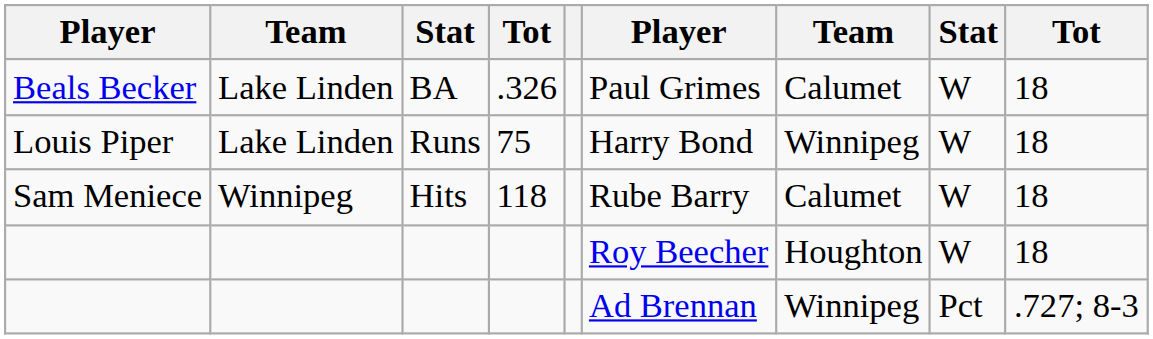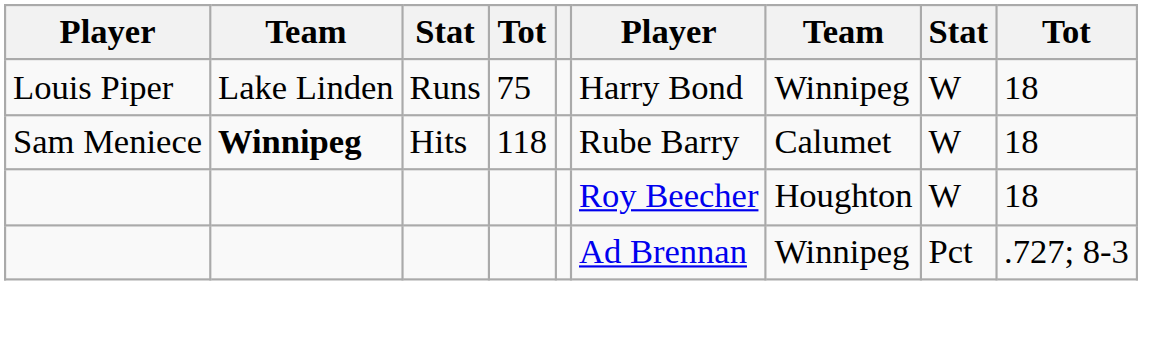- row: (105, 86)
(285, 196) normal -> (290, 141) bold
